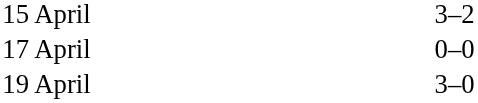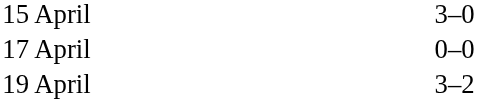(455, 14) 3–2 -> (455, 14) 3–0
(455, 84) 3–0 -> (455, 84) 3–2
